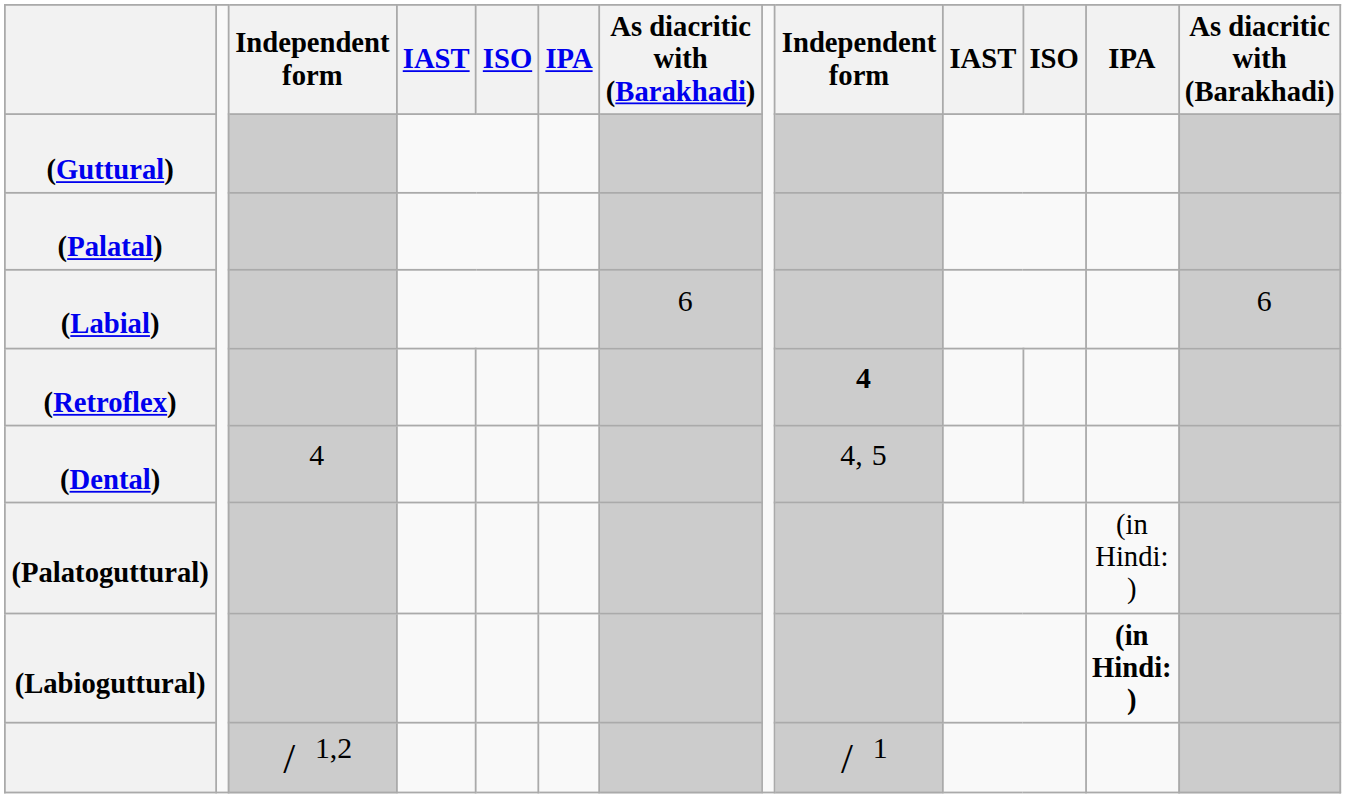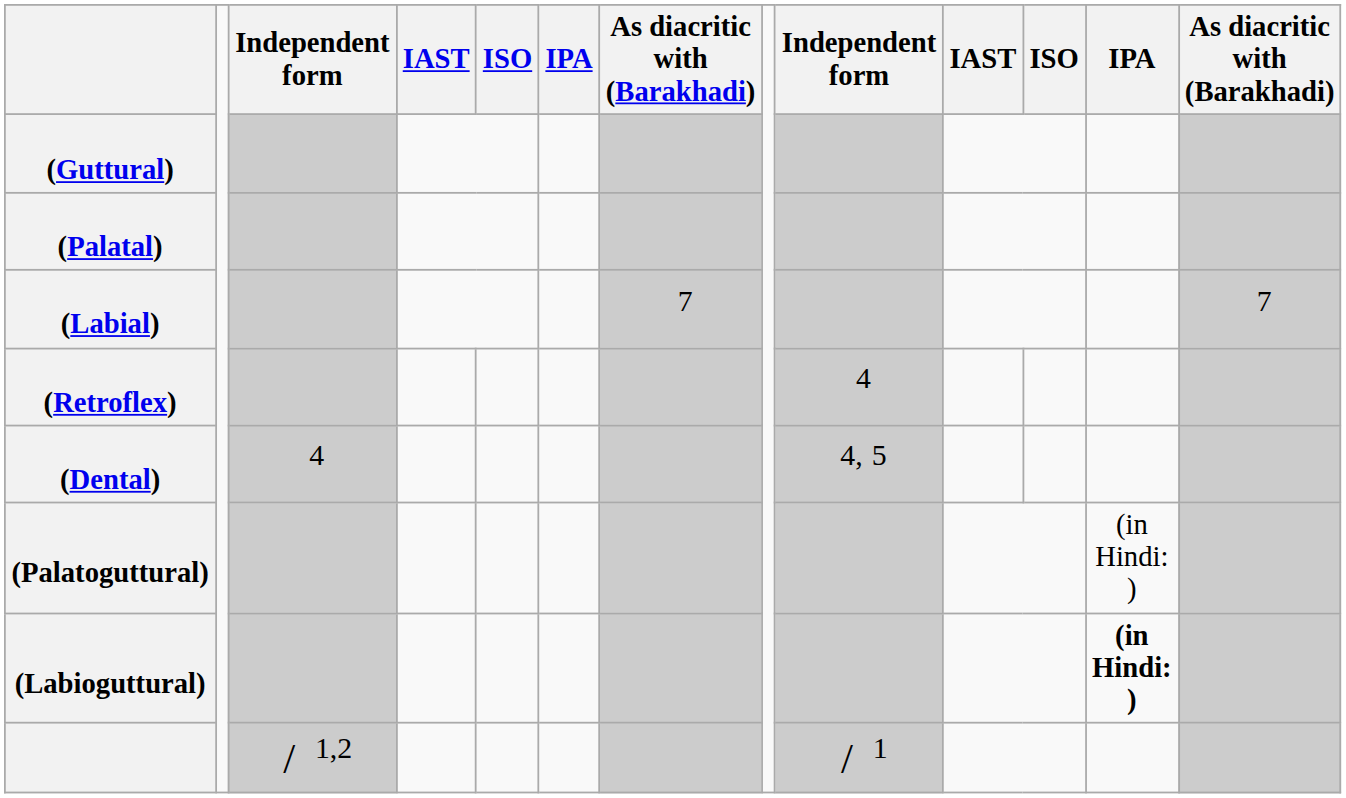(681, 307) 6 -> (681, 307) 7
(1260, 307) 6 -> (1260, 307) 7
(859, 386) bold -> (859, 385) normal
